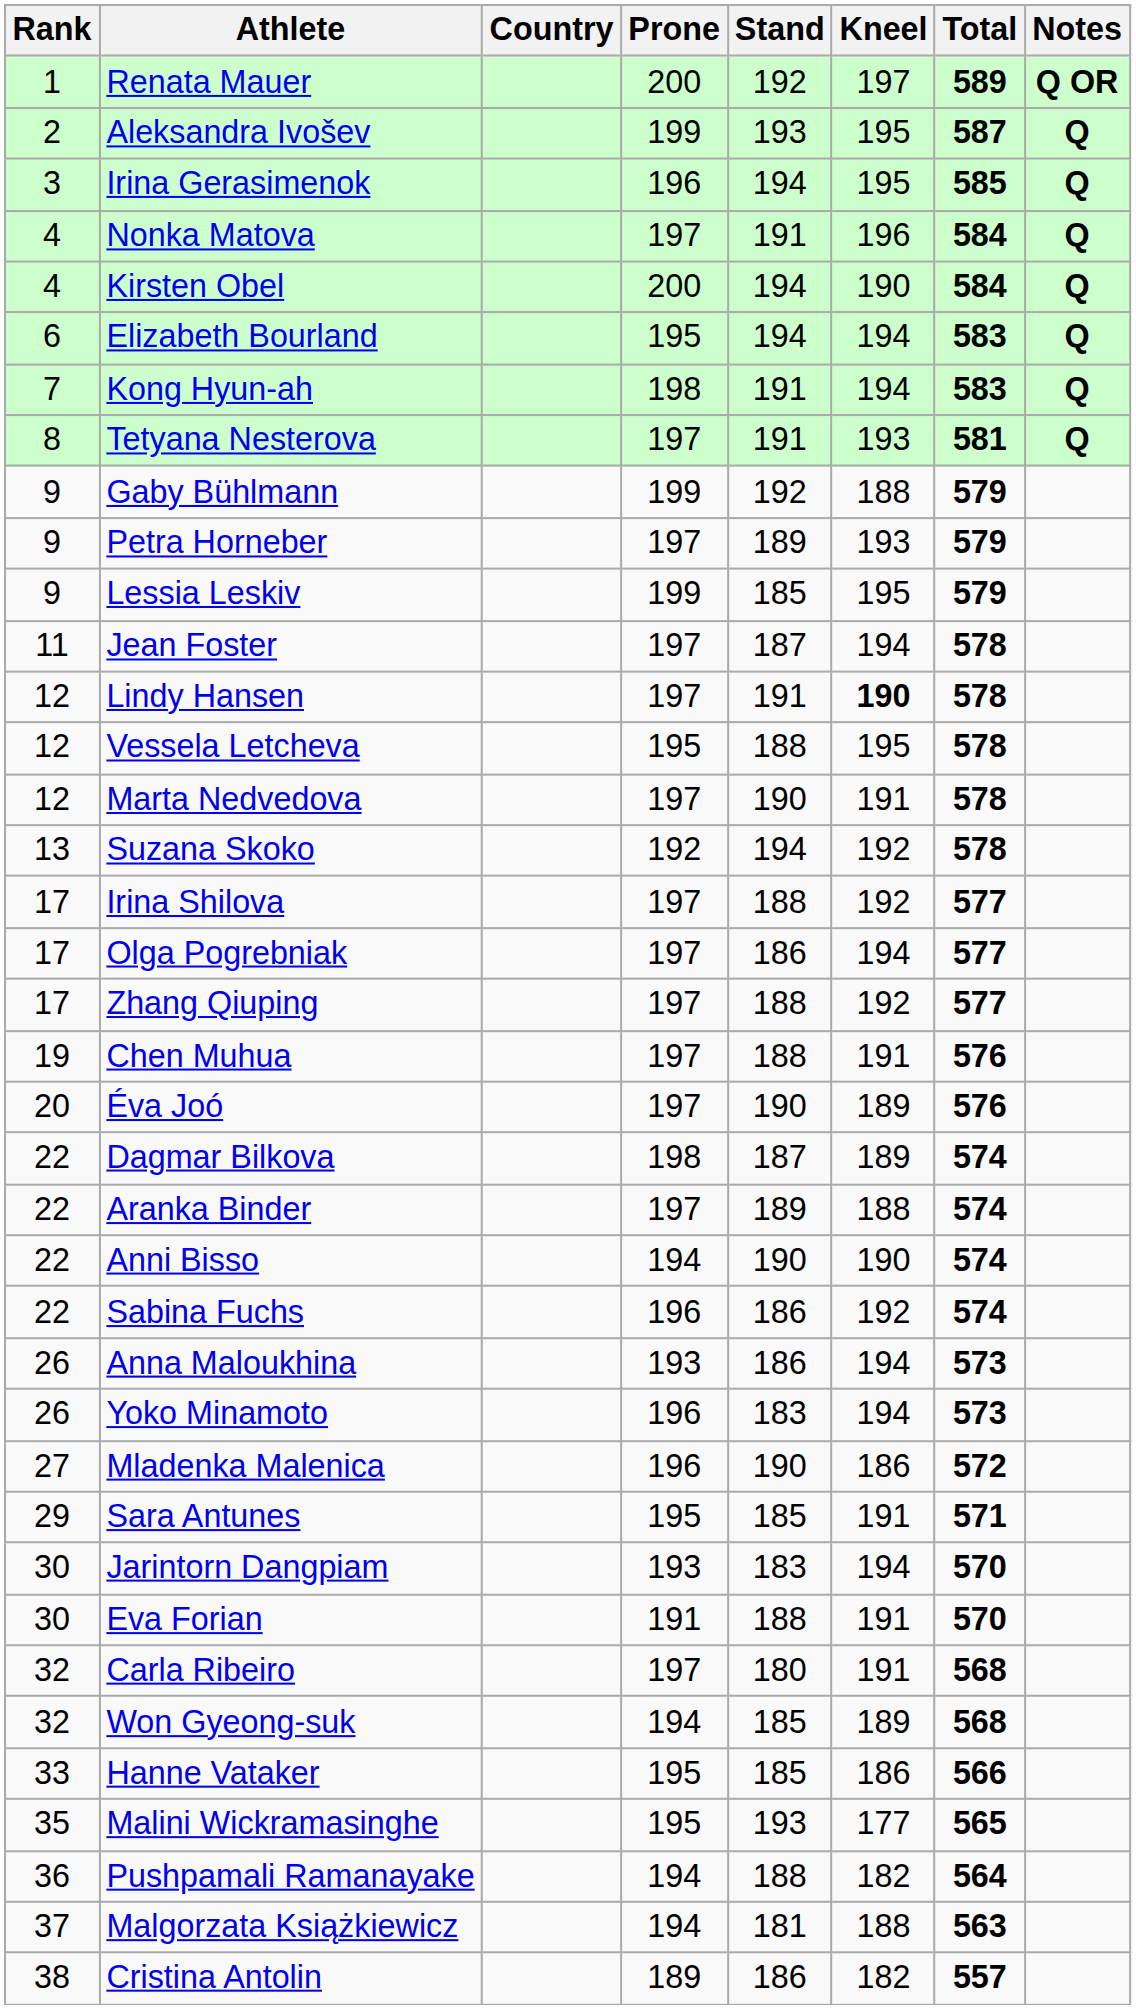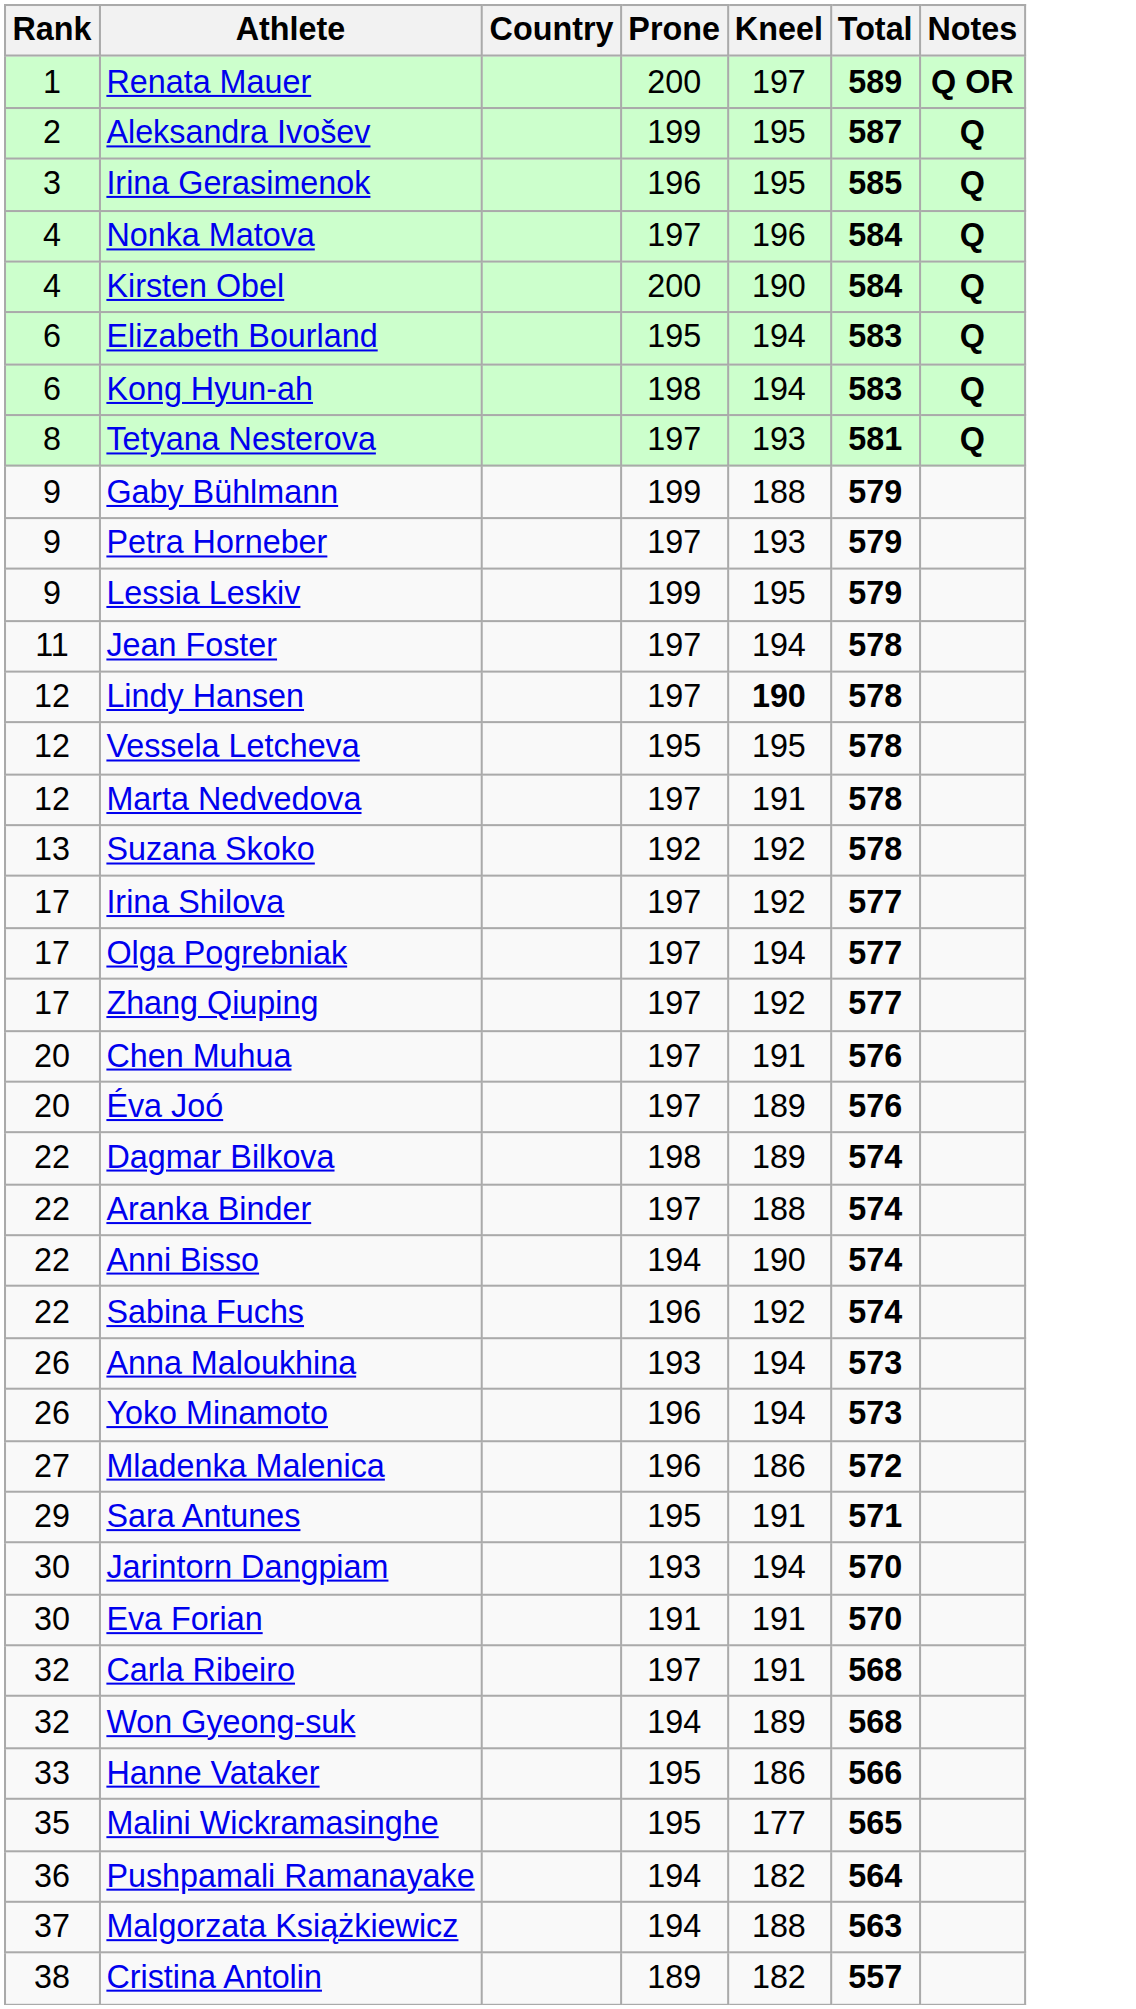- column: (780, 30)
(52, 388) 7 -> (52, 388) 6
(52, 1055) 19 -> (52, 1055) 20
